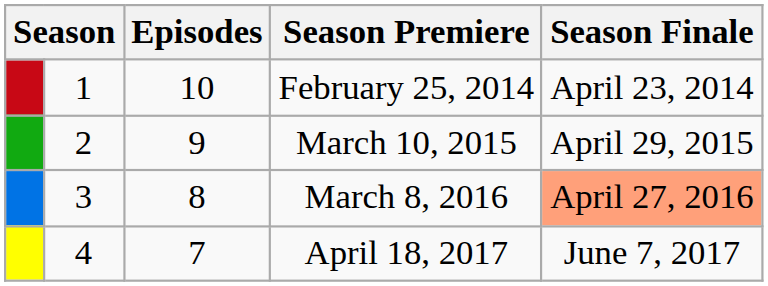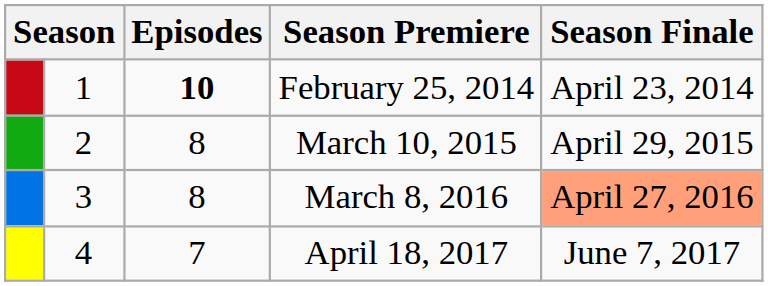(197, 87) normal -> (197, 87) bold
(197, 142) 9 -> (197, 142) 8
